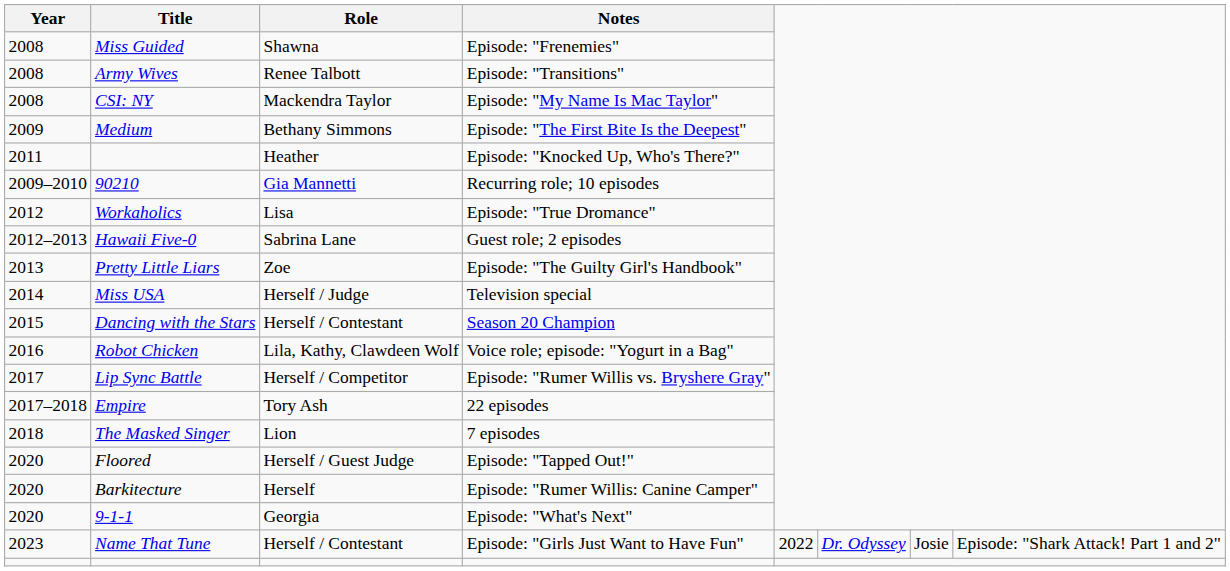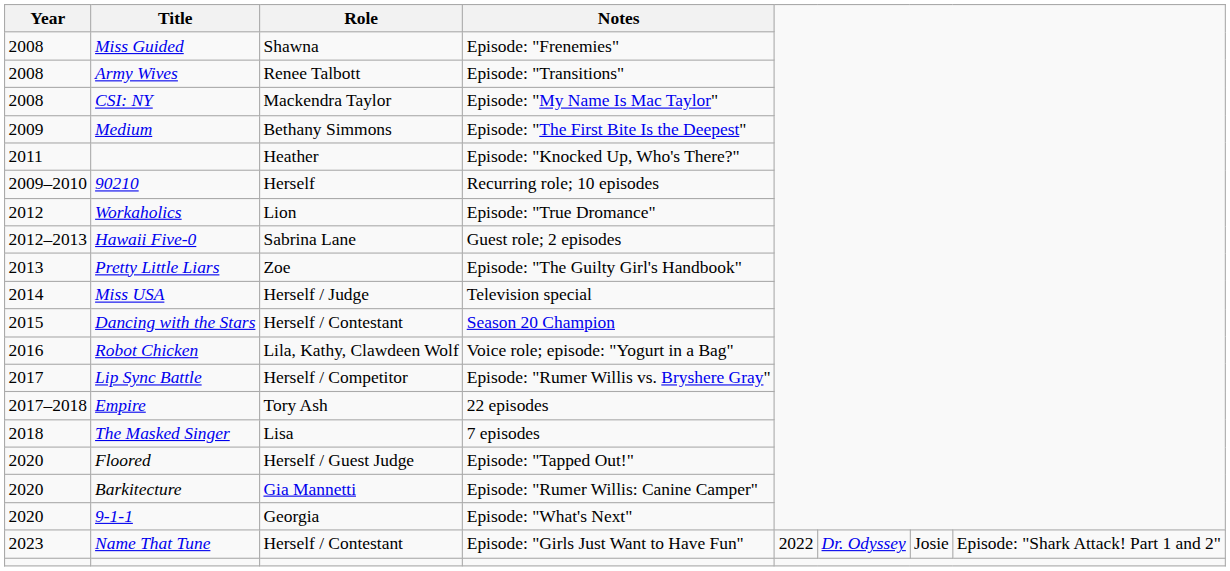(310, 184) Gia Mannetti -> (289, 184) Herself
(278, 211) Lisa -> (280, 211) Lion
(280, 433) Lion -> (278, 433) Lisa
(289, 488) Herself -> (310, 488) Gia Mannetti
